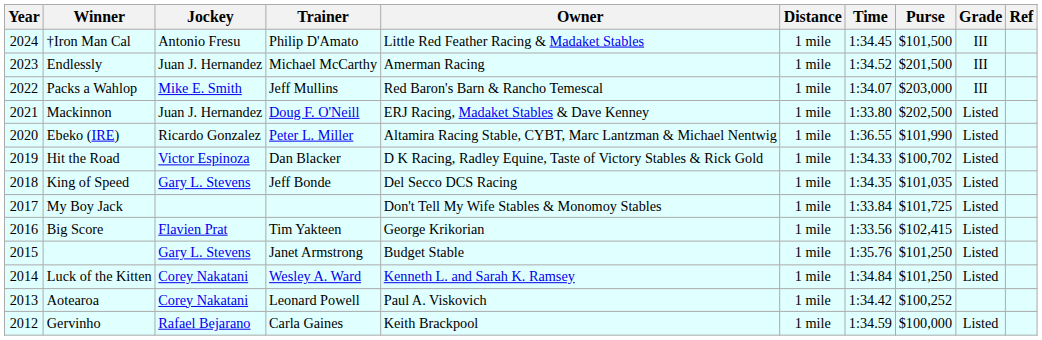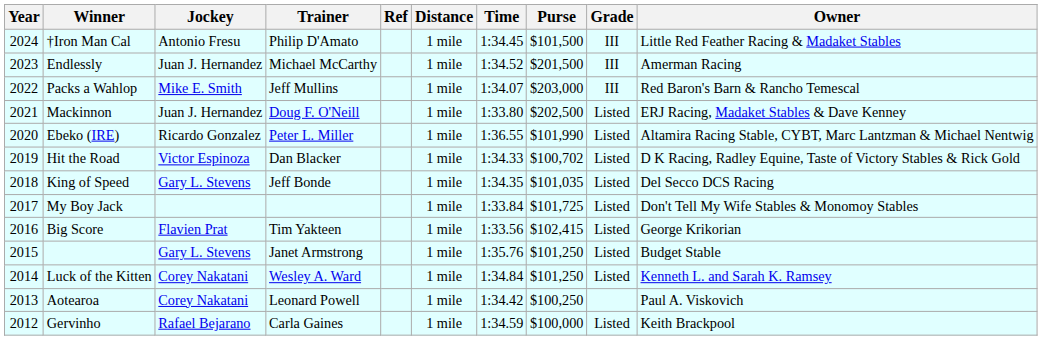columns swapped: (580, 17) <-> (1021, 17)
(925, 300) $100,252 -> (557, 300) $100,250
